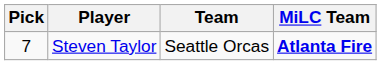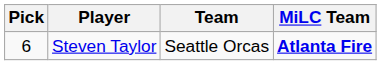(26, 45) 7 -> (26, 45) 6
